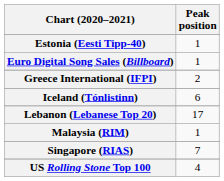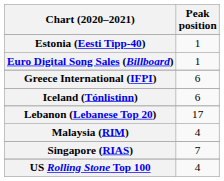(198, 79) 2 -> (198, 79) 6
(198, 132) 1 -> (198, 132) 4
